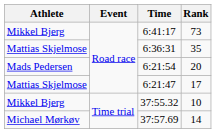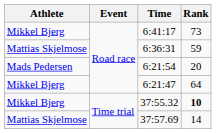(196, 49) 35 -> (196, 49) 59
(47, 84) Mattias Skjelmose -> (36, 84) Mikkel Bjerg
(196, 84) 17 -> (196, 84) 64
(196, 102) normal -> (196, 102) bold
(43, 120) Michael Mørkøv -> (47, 120) Mattias Skjelmose
